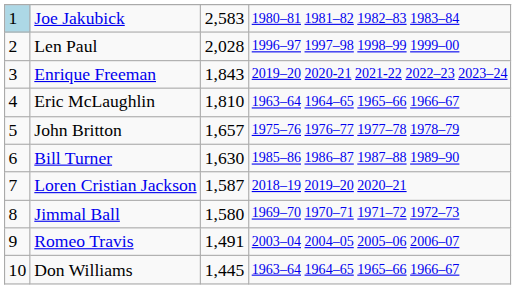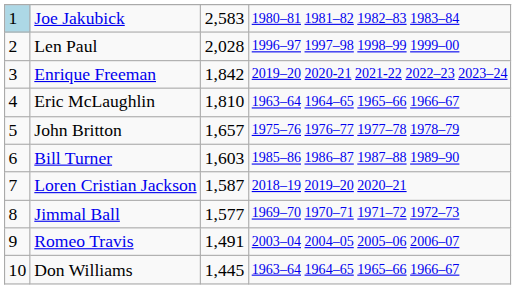(225, 74) 1,843 -> (225, 74) 1,842
(225, 158) 1,630 -> (225, 158) 1,603
(225, 213) 1,580 -> (225, 213) 1,577
